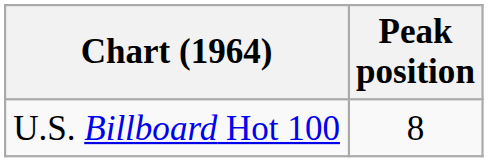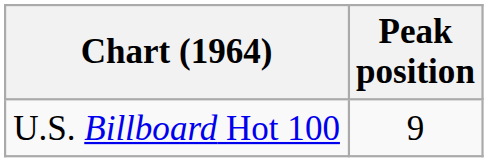(415, 127) 8 -> (415, 127) 9
